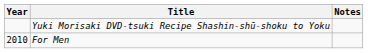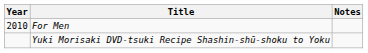rows swapped: (51, 40) <-> (181, 26)
